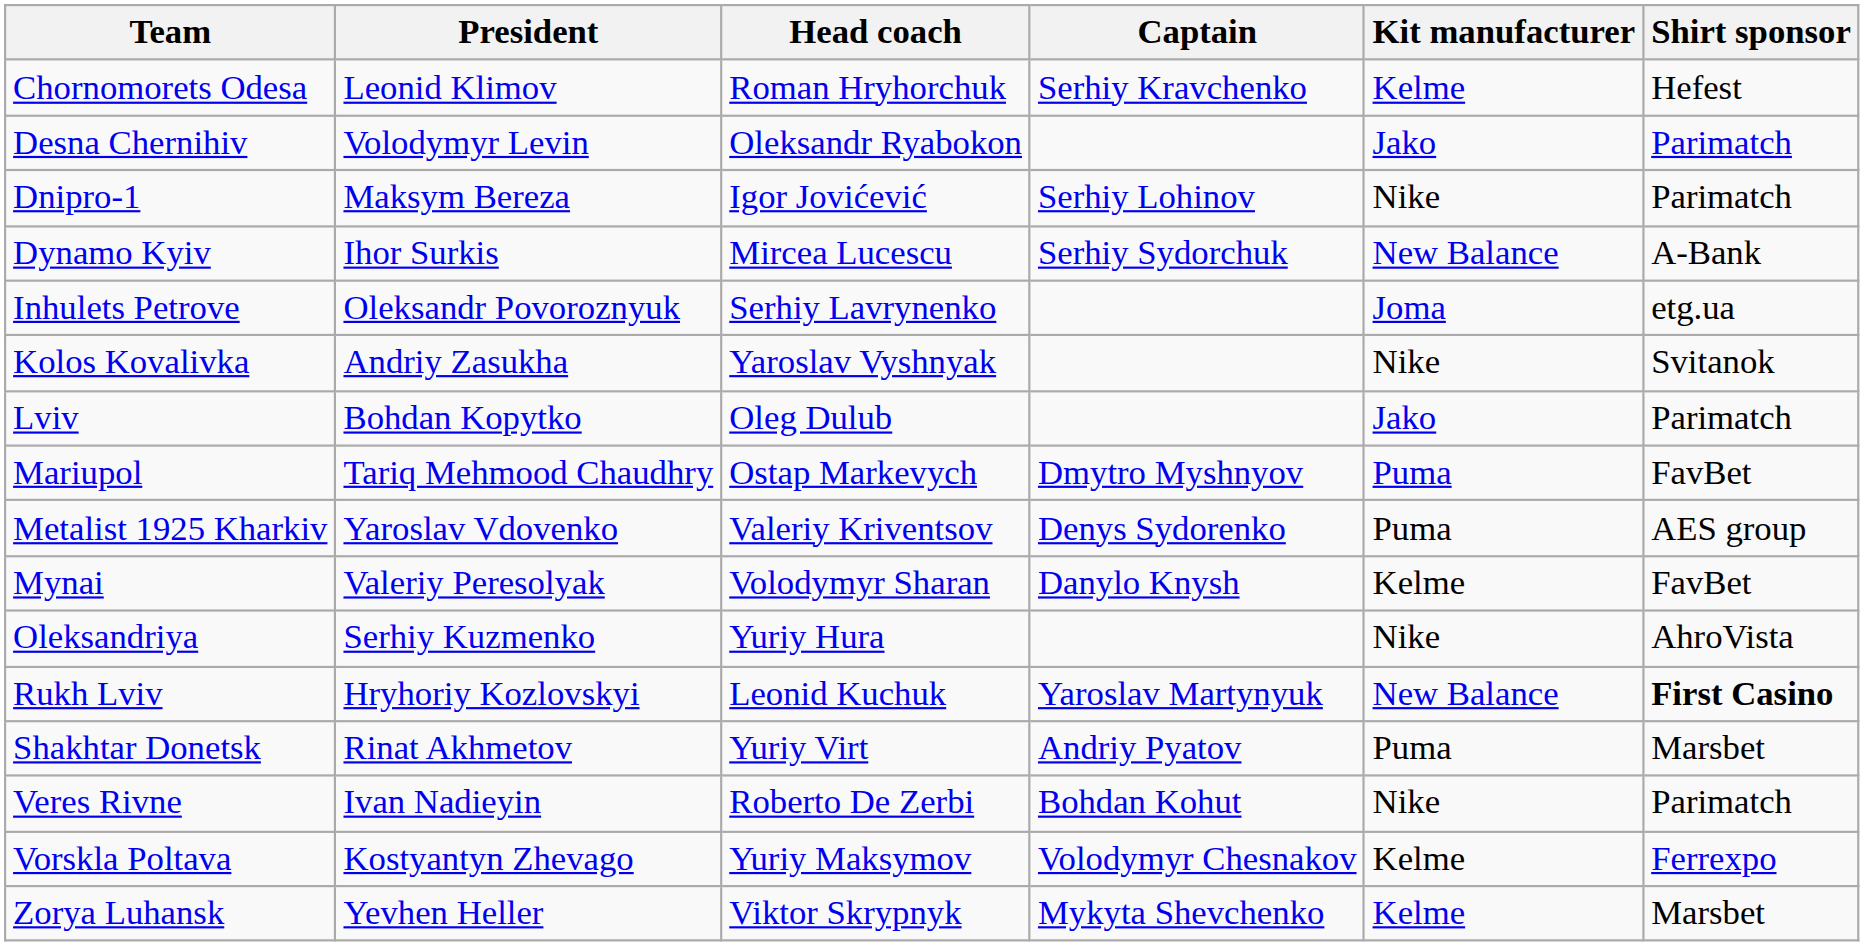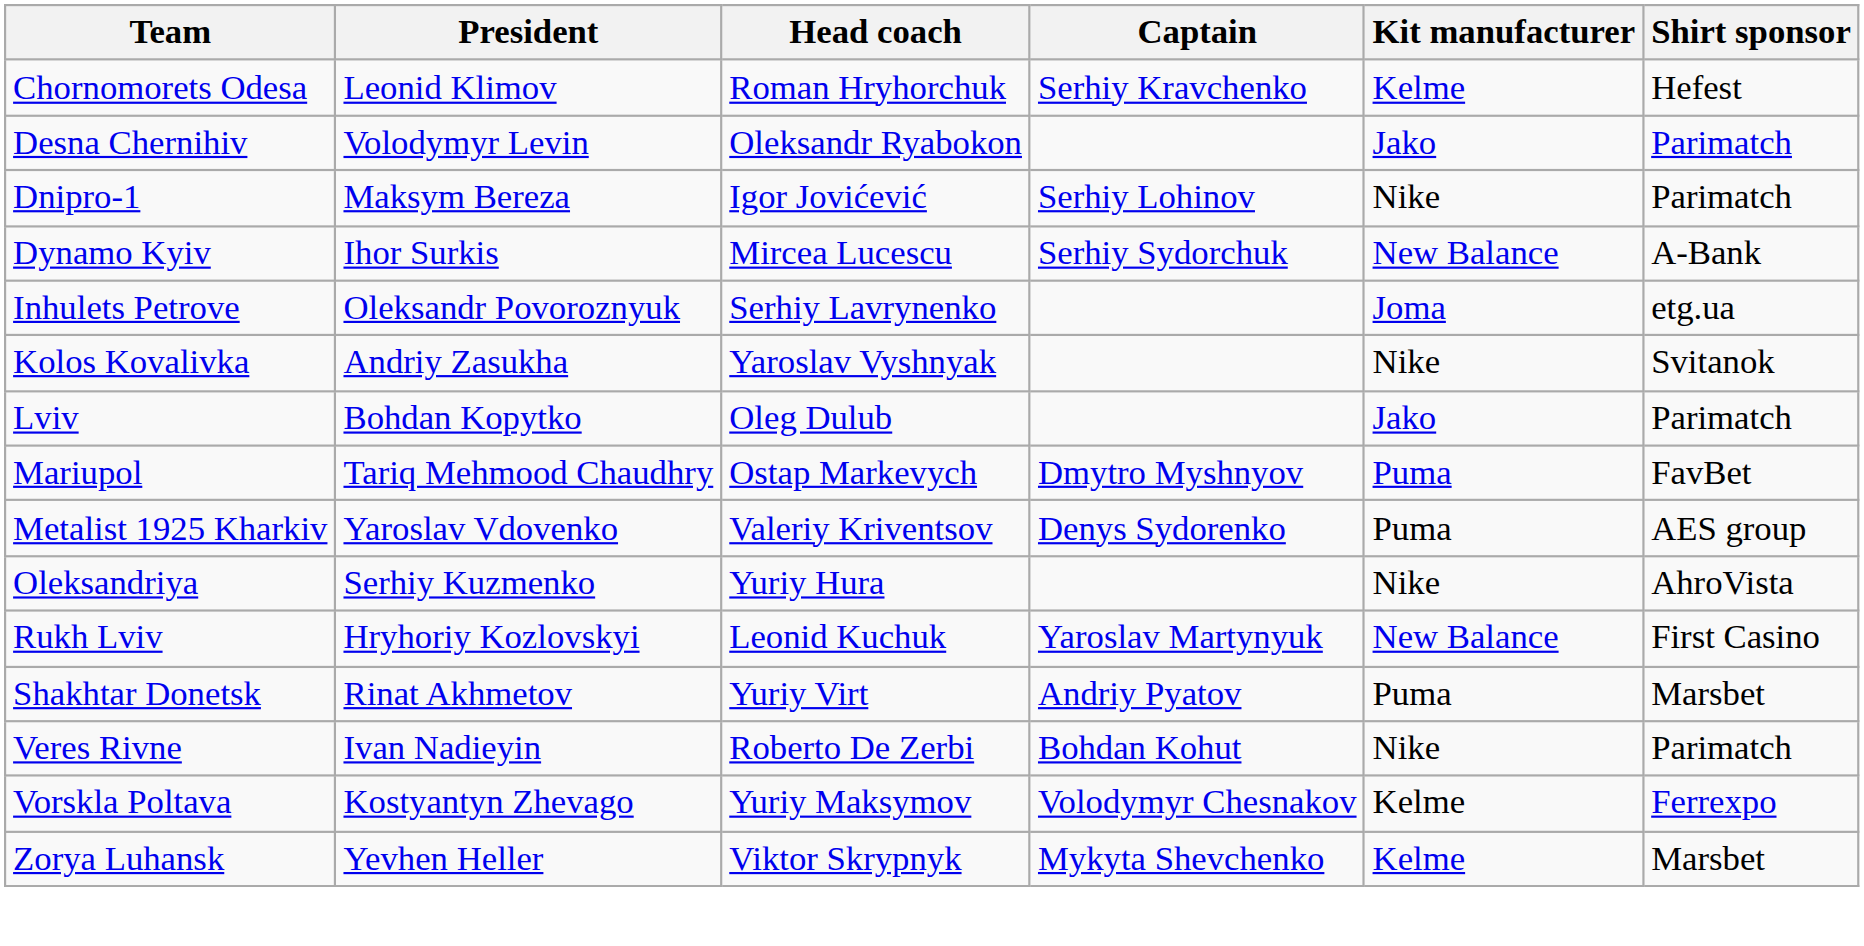- row: (58, 582)
(1742, 692) bold -> (1736, 637) normal
